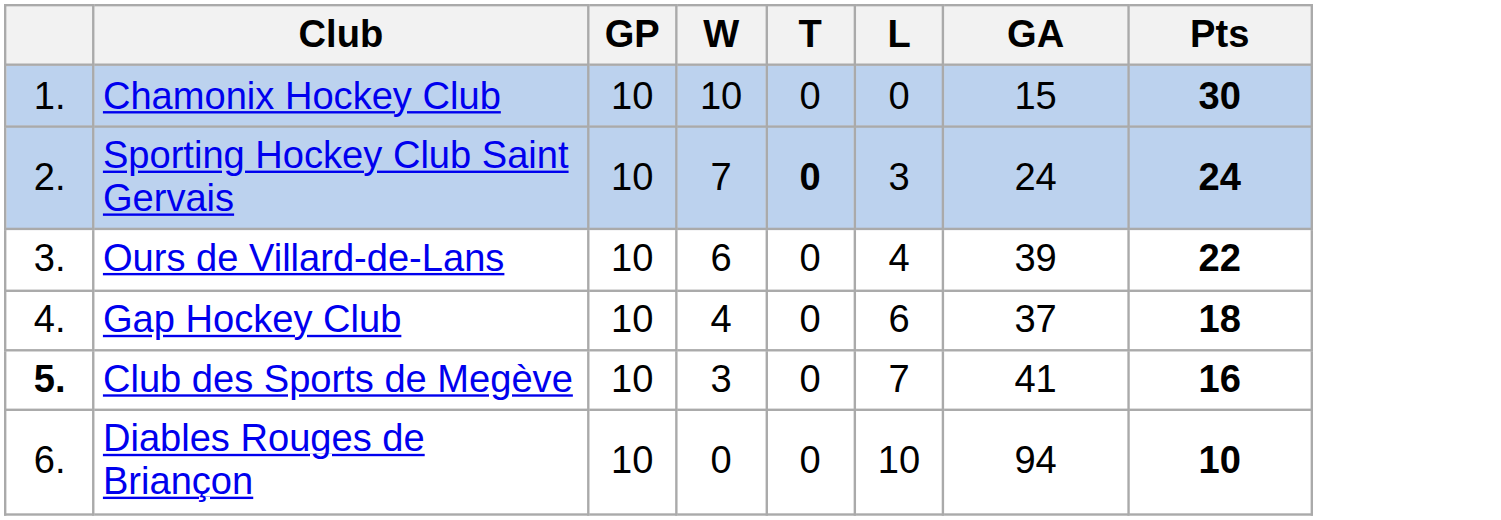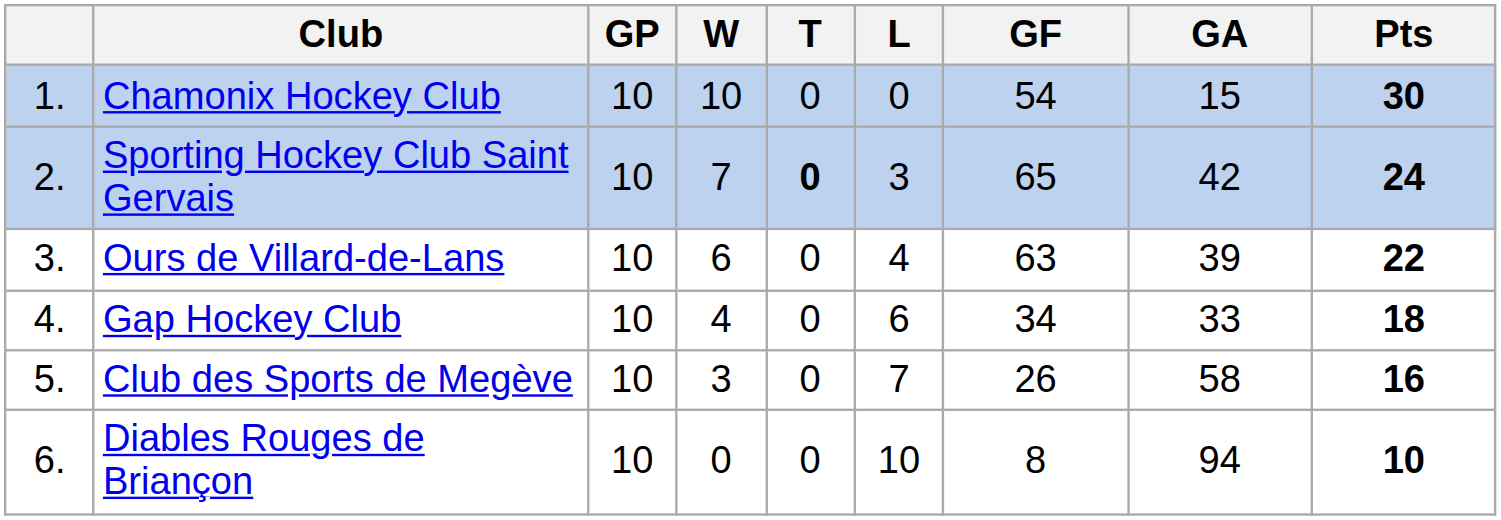+ column: (1036, 34)
(1036, 176) 24 -> (1220, 176) 42
(1036, 319) 37 -> (1220, 319) 33
(50, 379) bold -> (50, 379) normal
(1036, 379) 41 -> (1220, 379) 58
